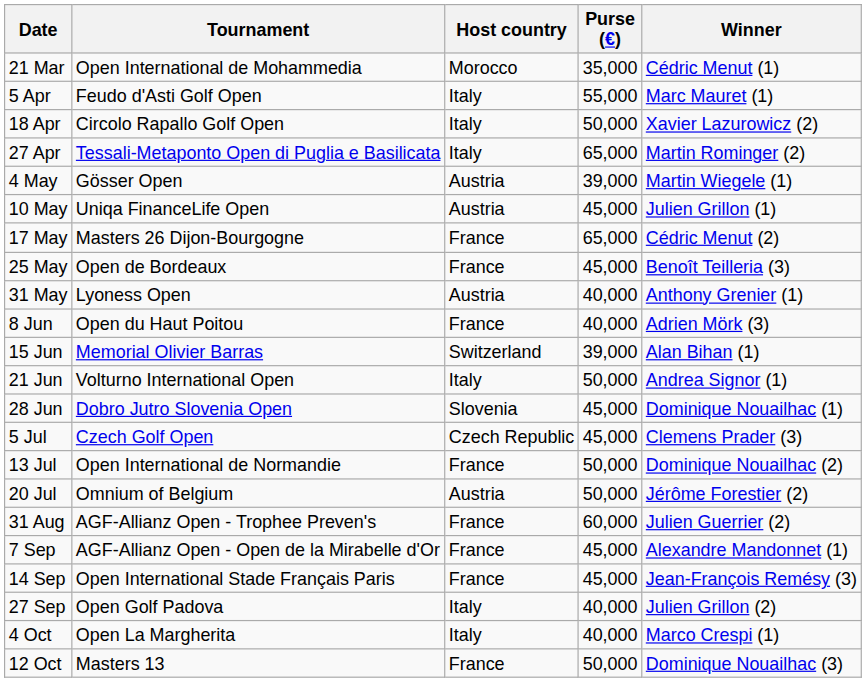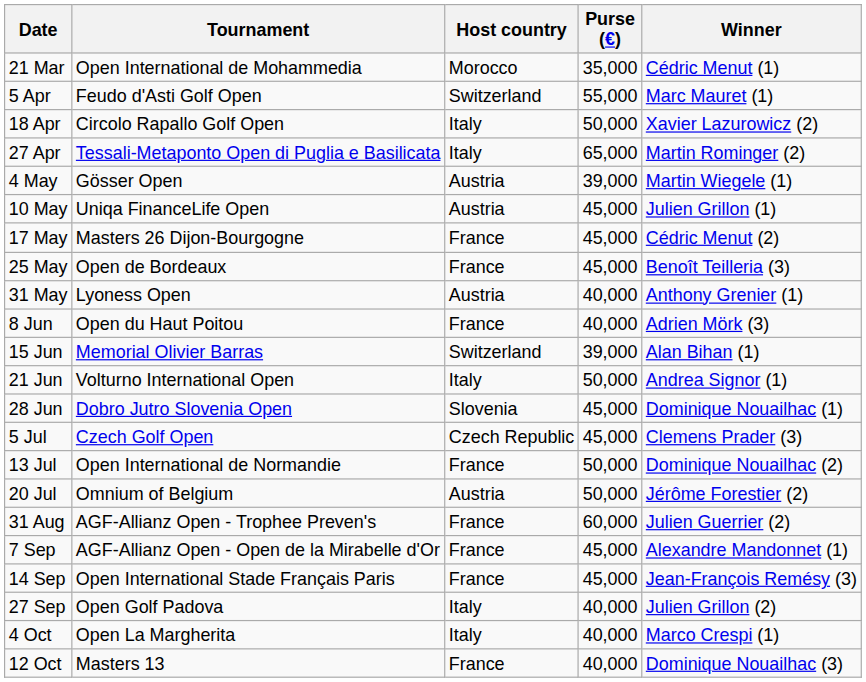(465, 96) Italy -> (495, 96) Switzerland
(610, 238) 65,000 -> (610, 238) 45,000
(610, 664) 50,000 -> (610, 664) 40,000
